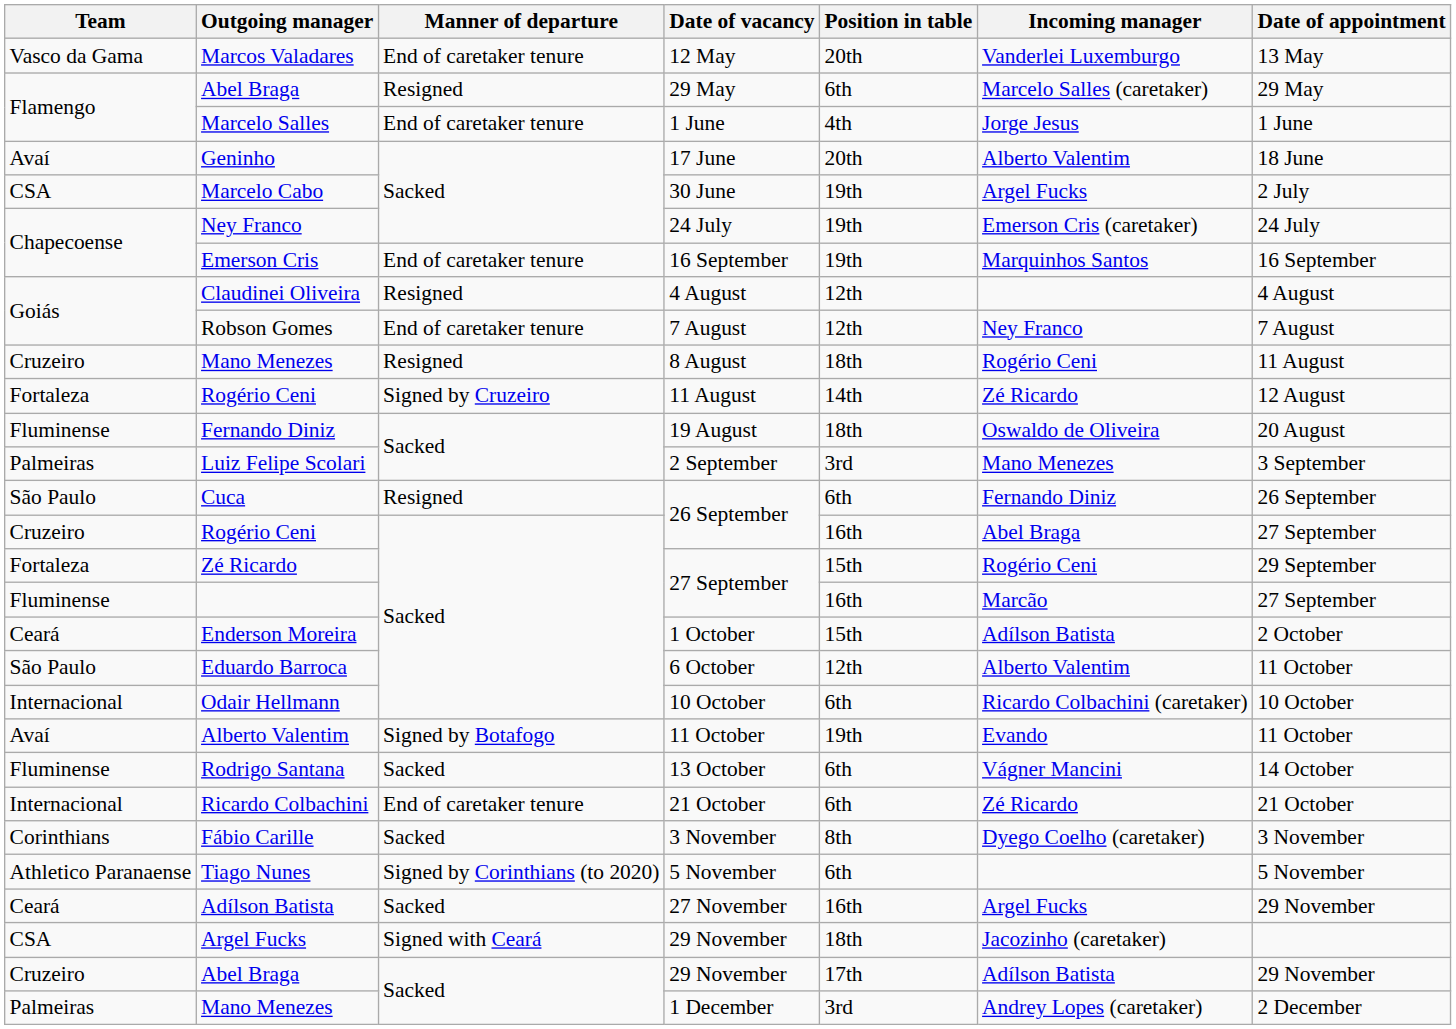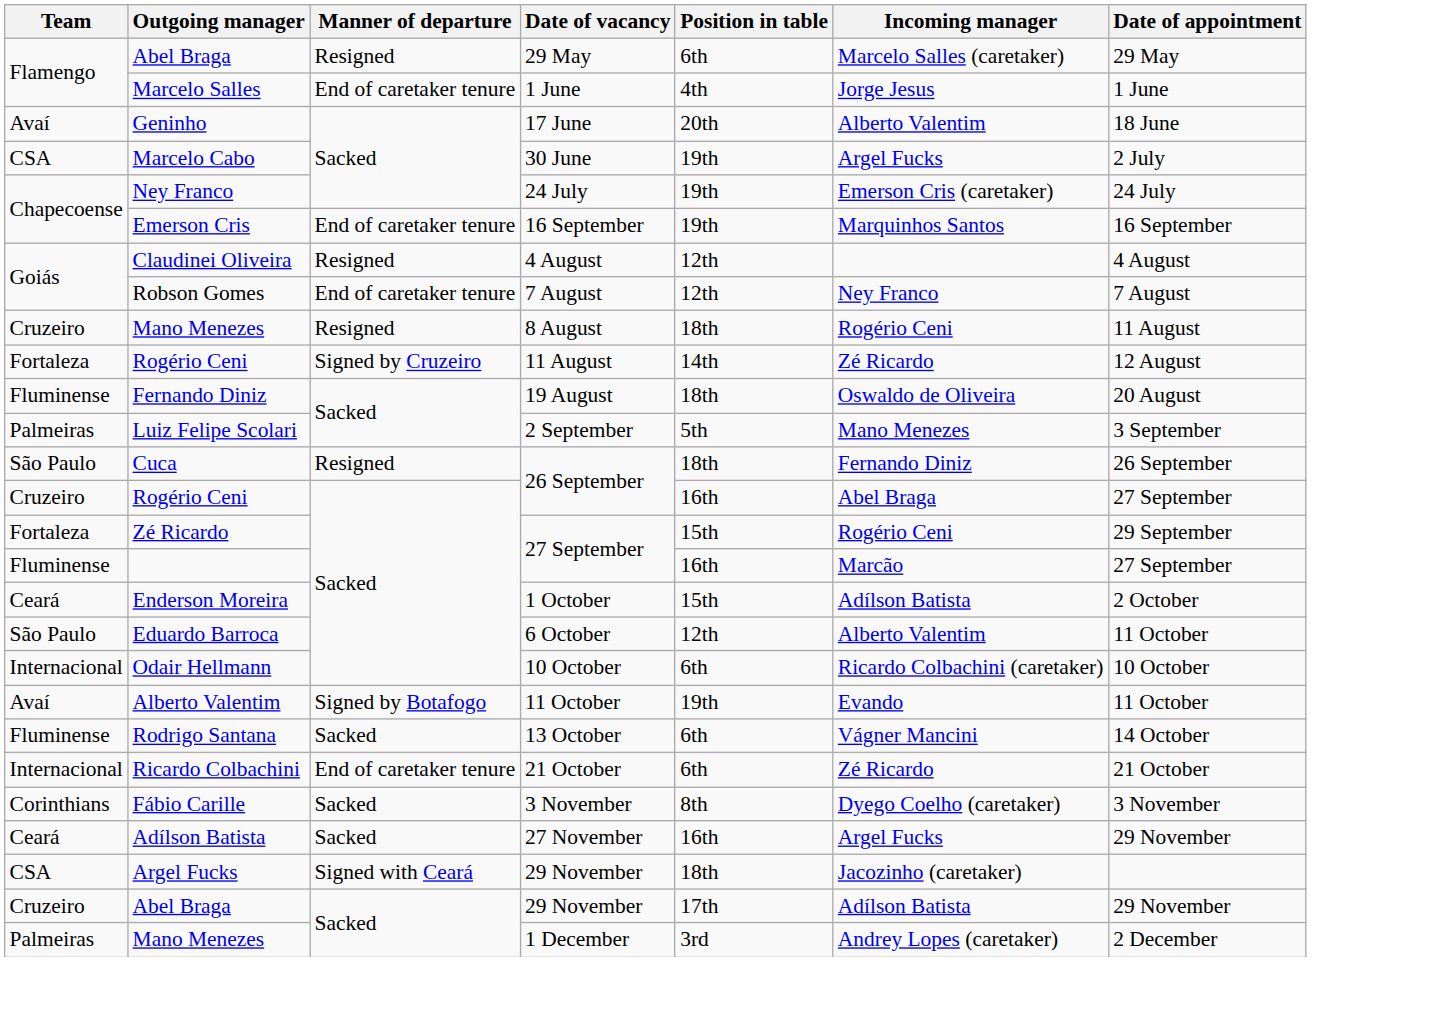- row: (277, 55)
(839, 463) 3rd -> (694, 429) 5th
(838, 497) 6th -> (699, 463) 18th
- row: (256, 871)
